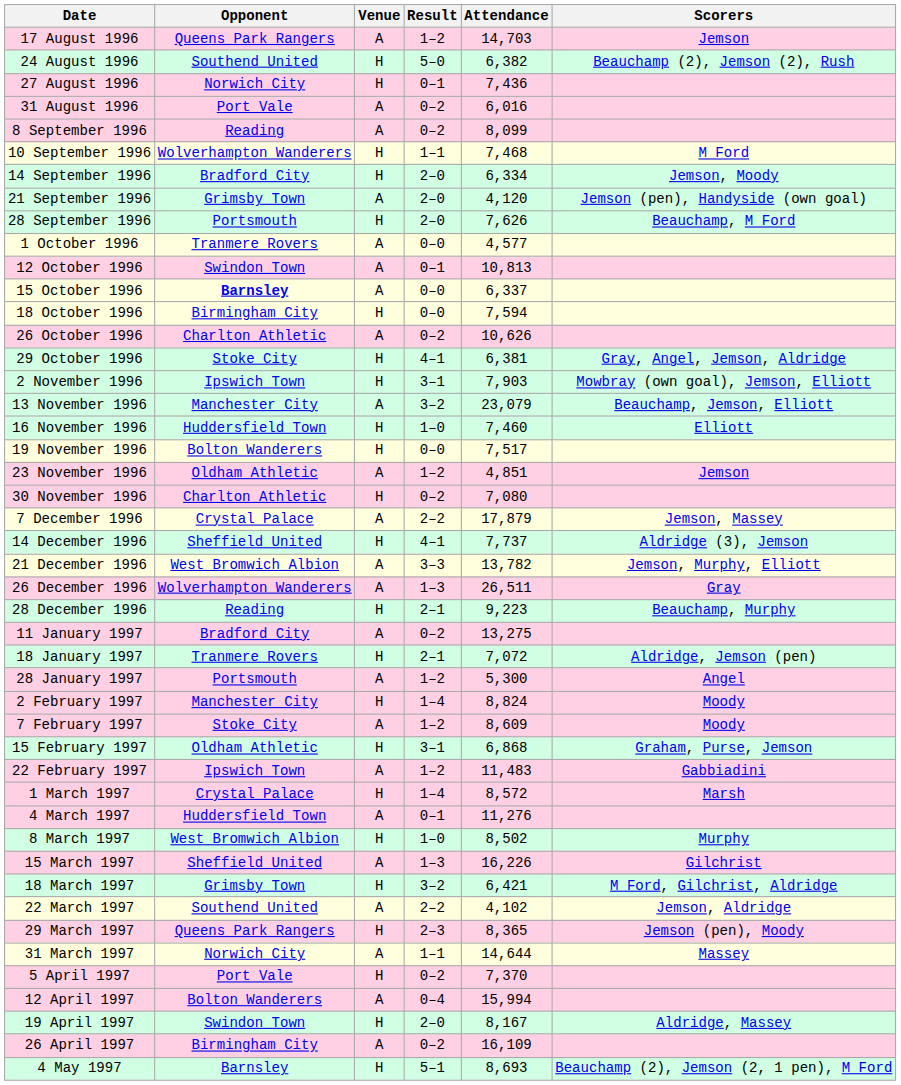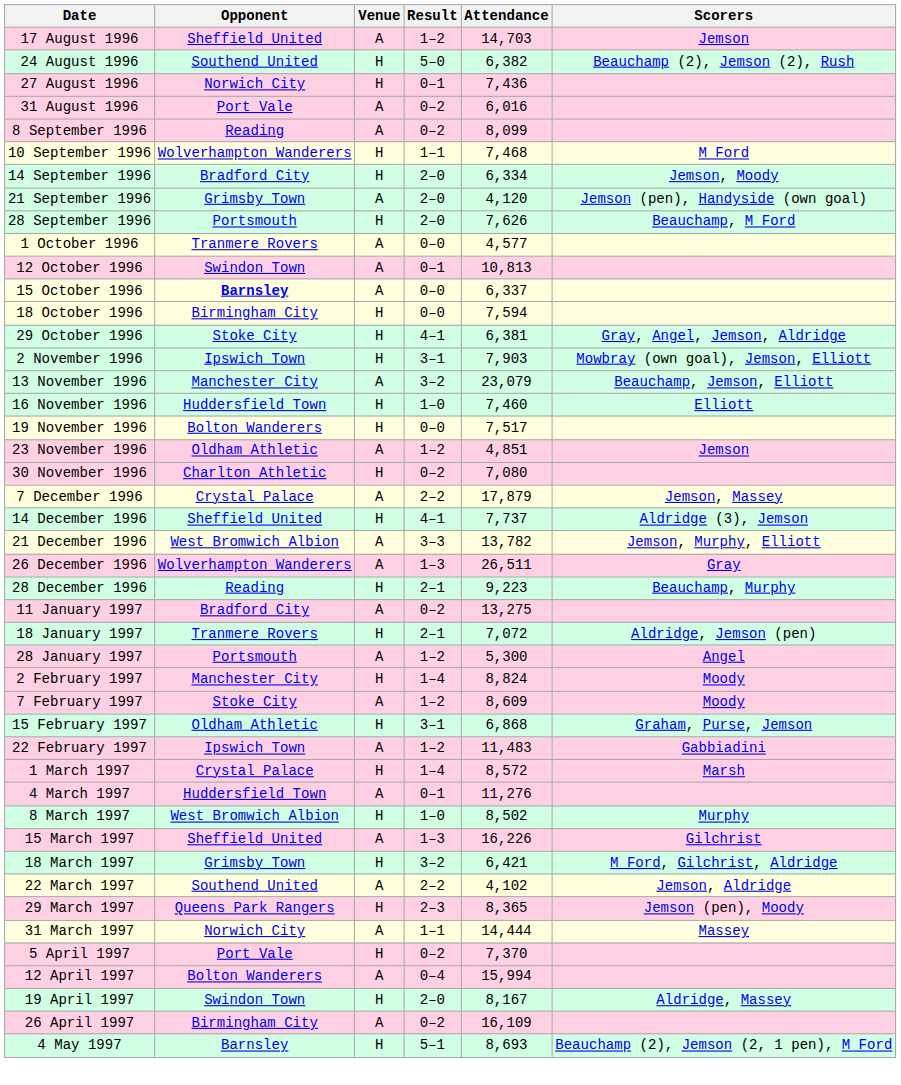(255, 39) Queens Park Rangers -> (255, 39) Sheffield United
- row: (79, 336)
(506, 954) 14,644 -> (506, 931) 14,444
